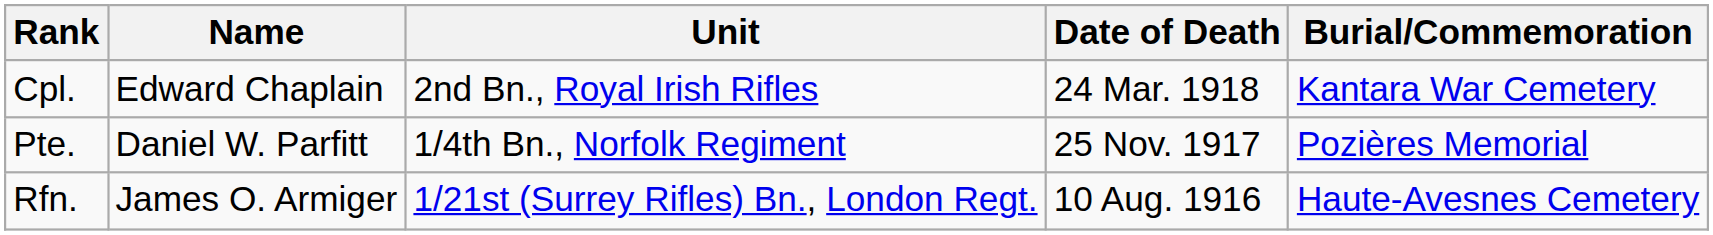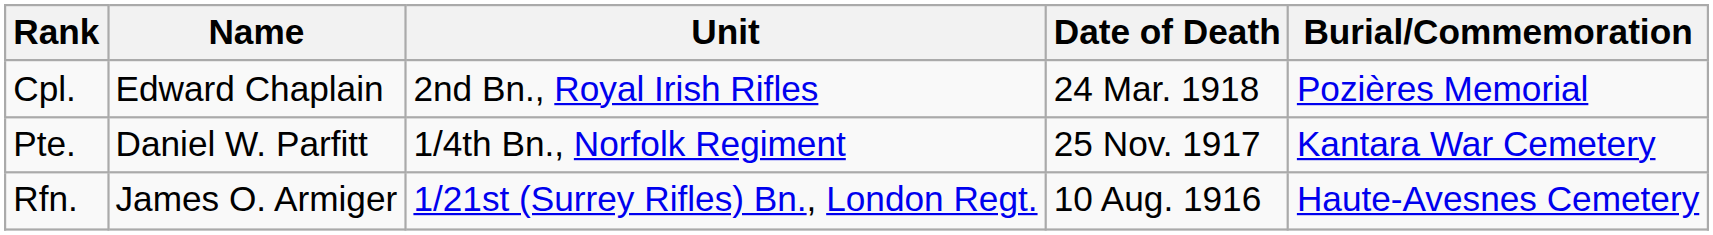(1476, 88) Kantara War Cemetery -> (1443, 88) Pozières Memorial
(1443, 144) Pozières Memorial -> (1476, 144) Kantara War Cemetery
